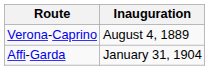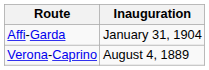rows swapped: (52, 34) <-> (36, 55)
